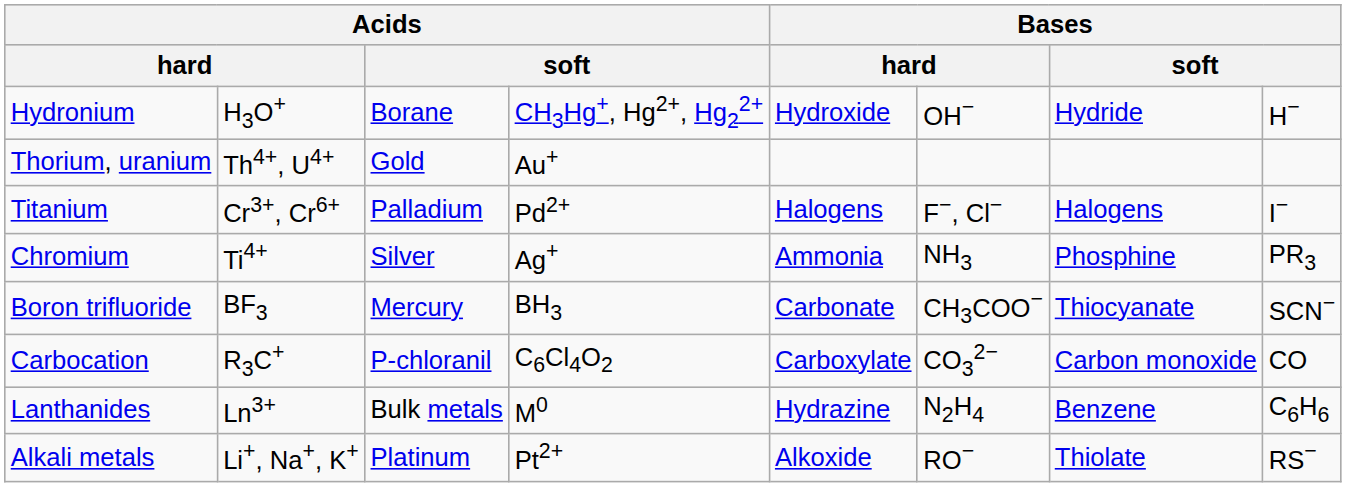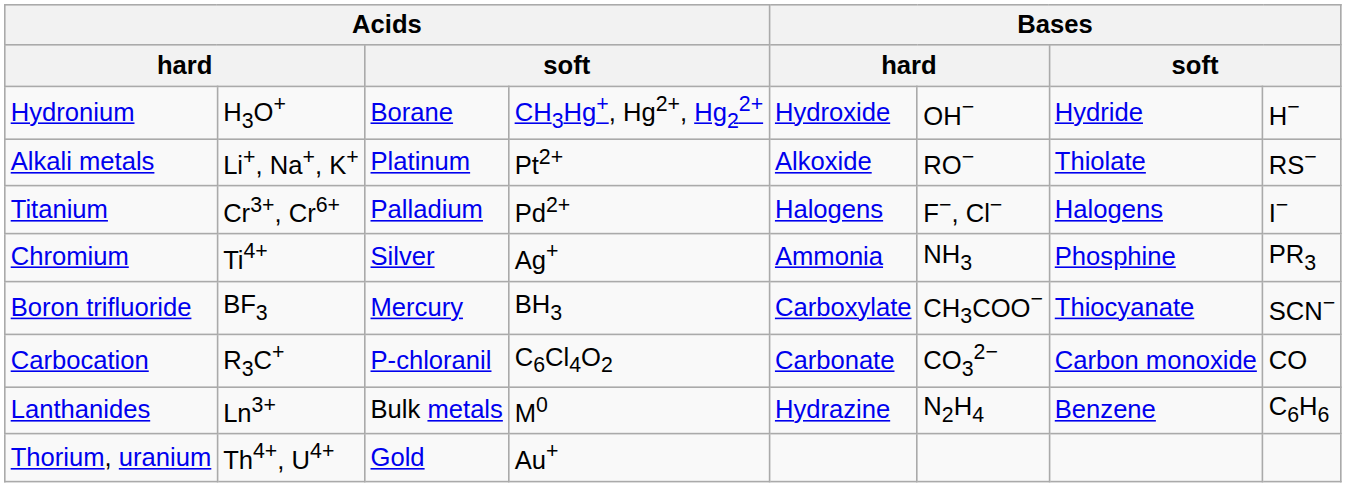rows swapped: (83, 457) <-> (111, 162)
(835, 307) Carbonate -> (843, 307) Carboxylate
(843, 359) Carboxylate -> (835, 359) Carbonate
